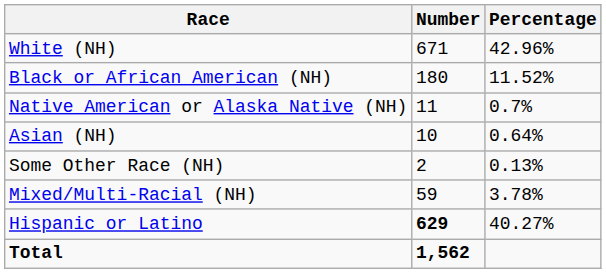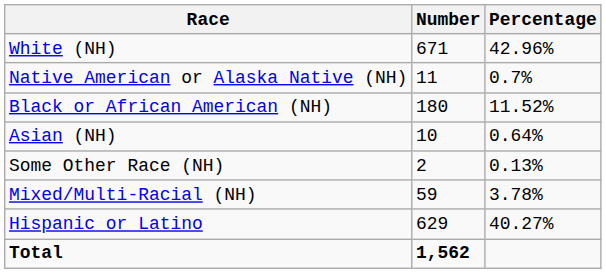rows swapped: (170, 78) <-> (208, 107)
(432, 224) bold -> (432, 224) normal
